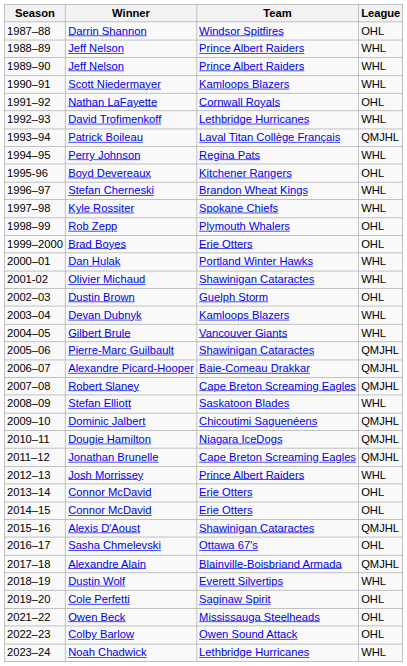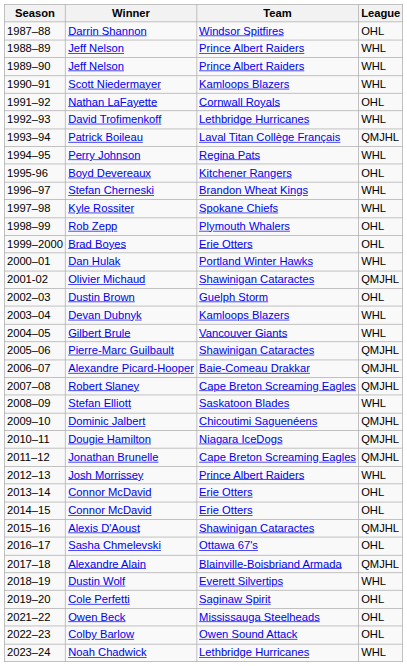(374, 279) WHL -> (380, 279) QMJHL
